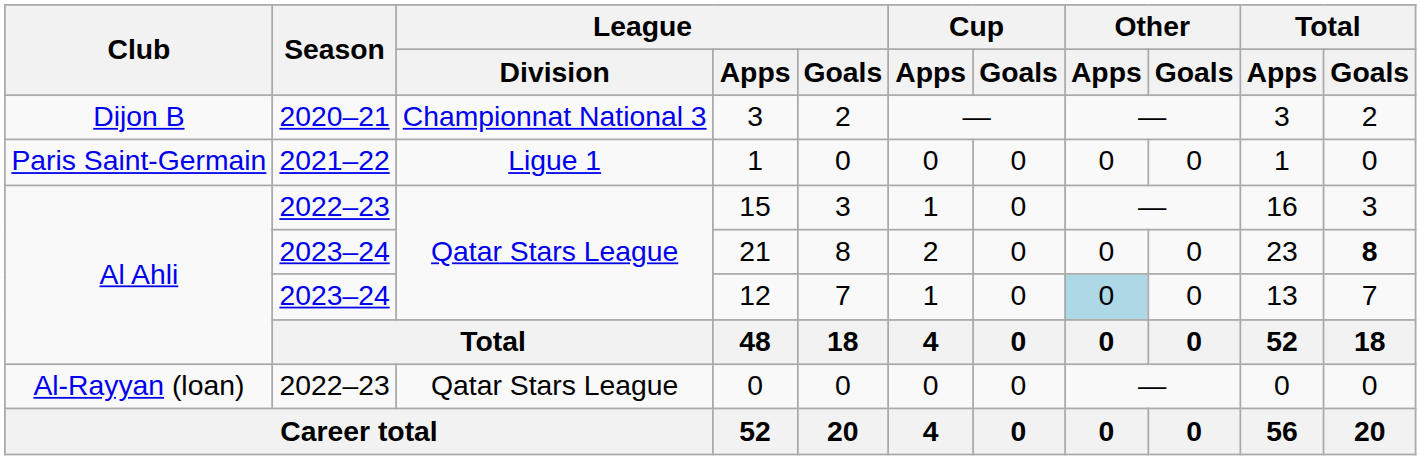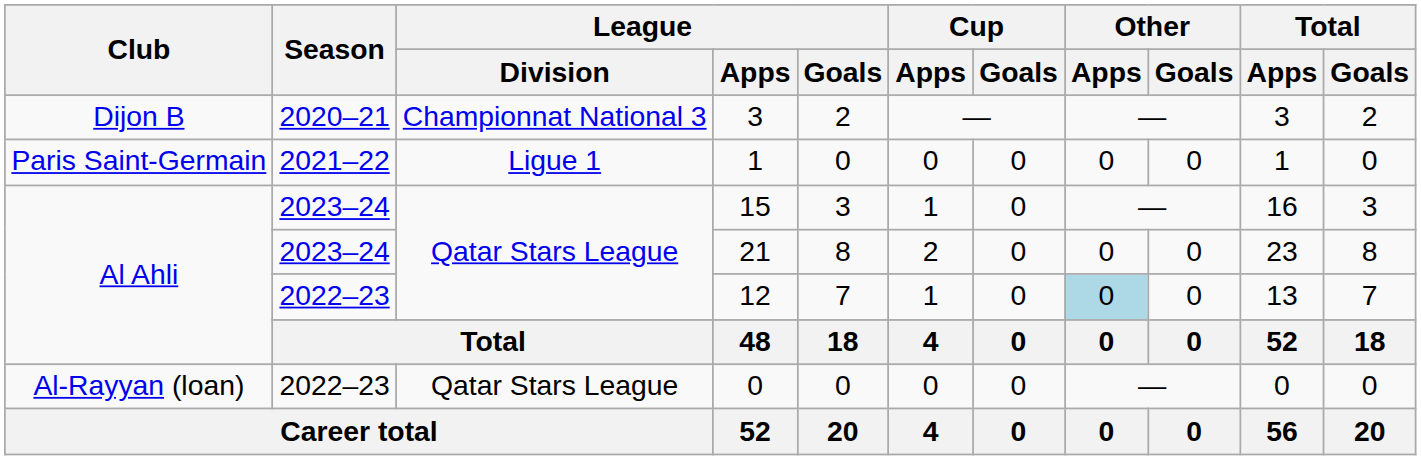(335, 206) 2022–23 -> (335, 206) 2023–24
(1370, 251) bold -> (1370, 251) normal
(335, 296) 2023–24 -> (335, 296) 2022–23
